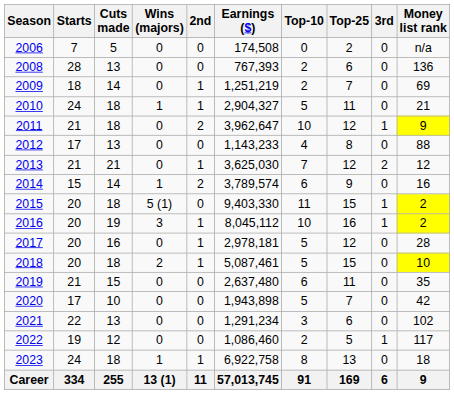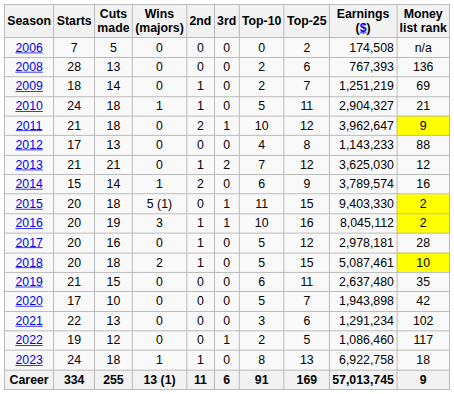columns swapped: (384, 21) <-> (248, 21)
